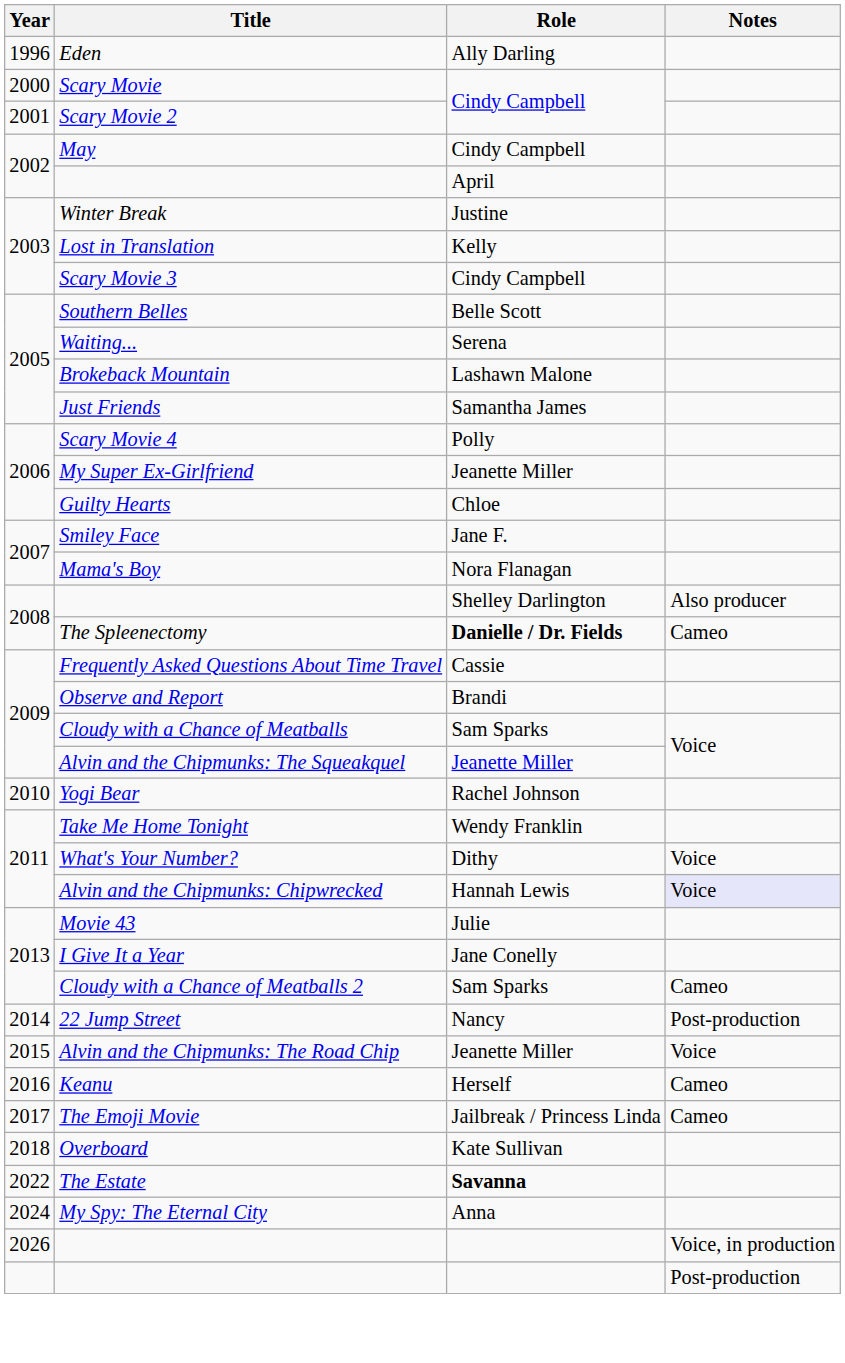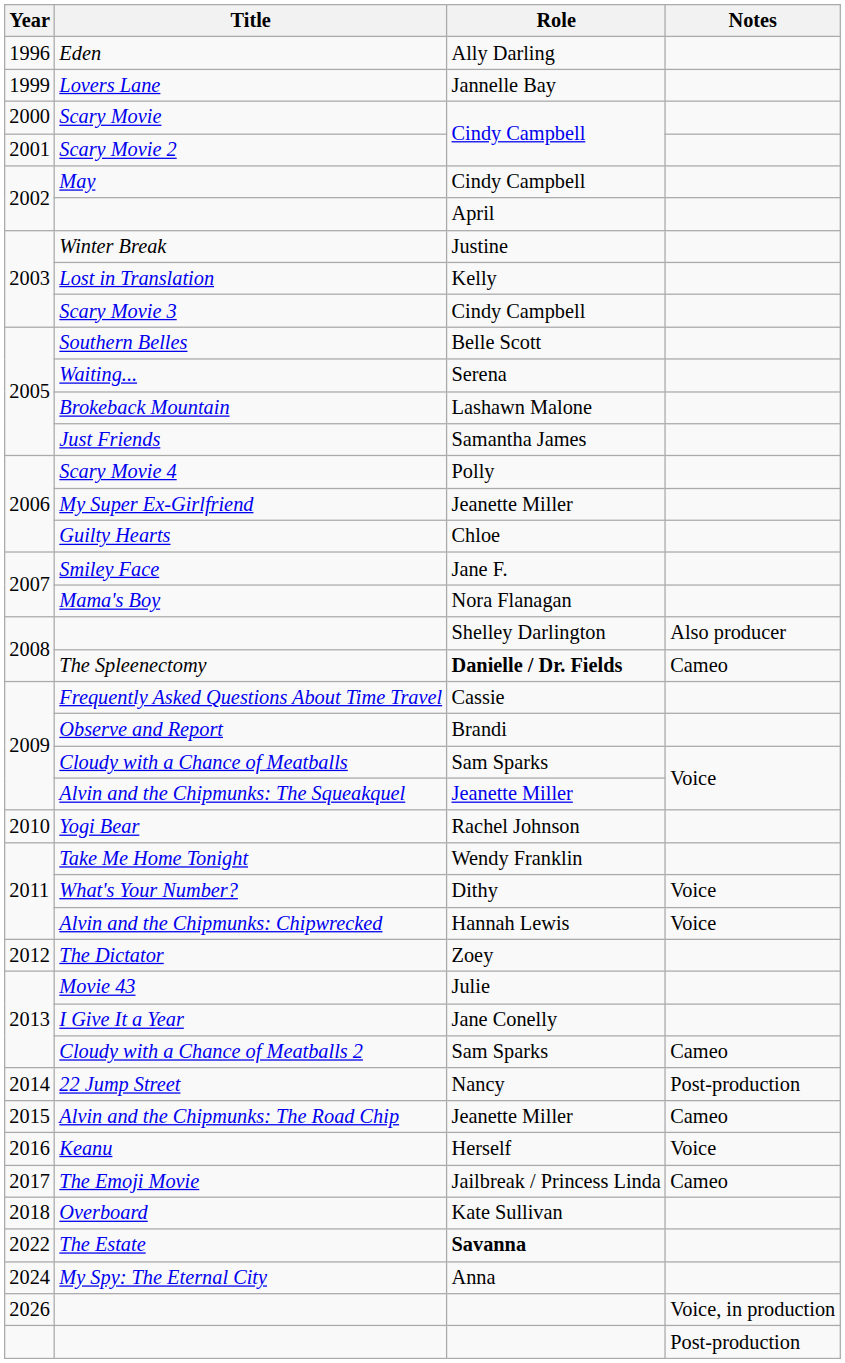+ row: (30, 85)
(693, 890) lavender background -> (693, 922) no background
+ row: (30, 955)
(693, 1051) Voice -> (699, 1116) Cameo
(699, 1084) Cameo -> (693, 1148) Voice
